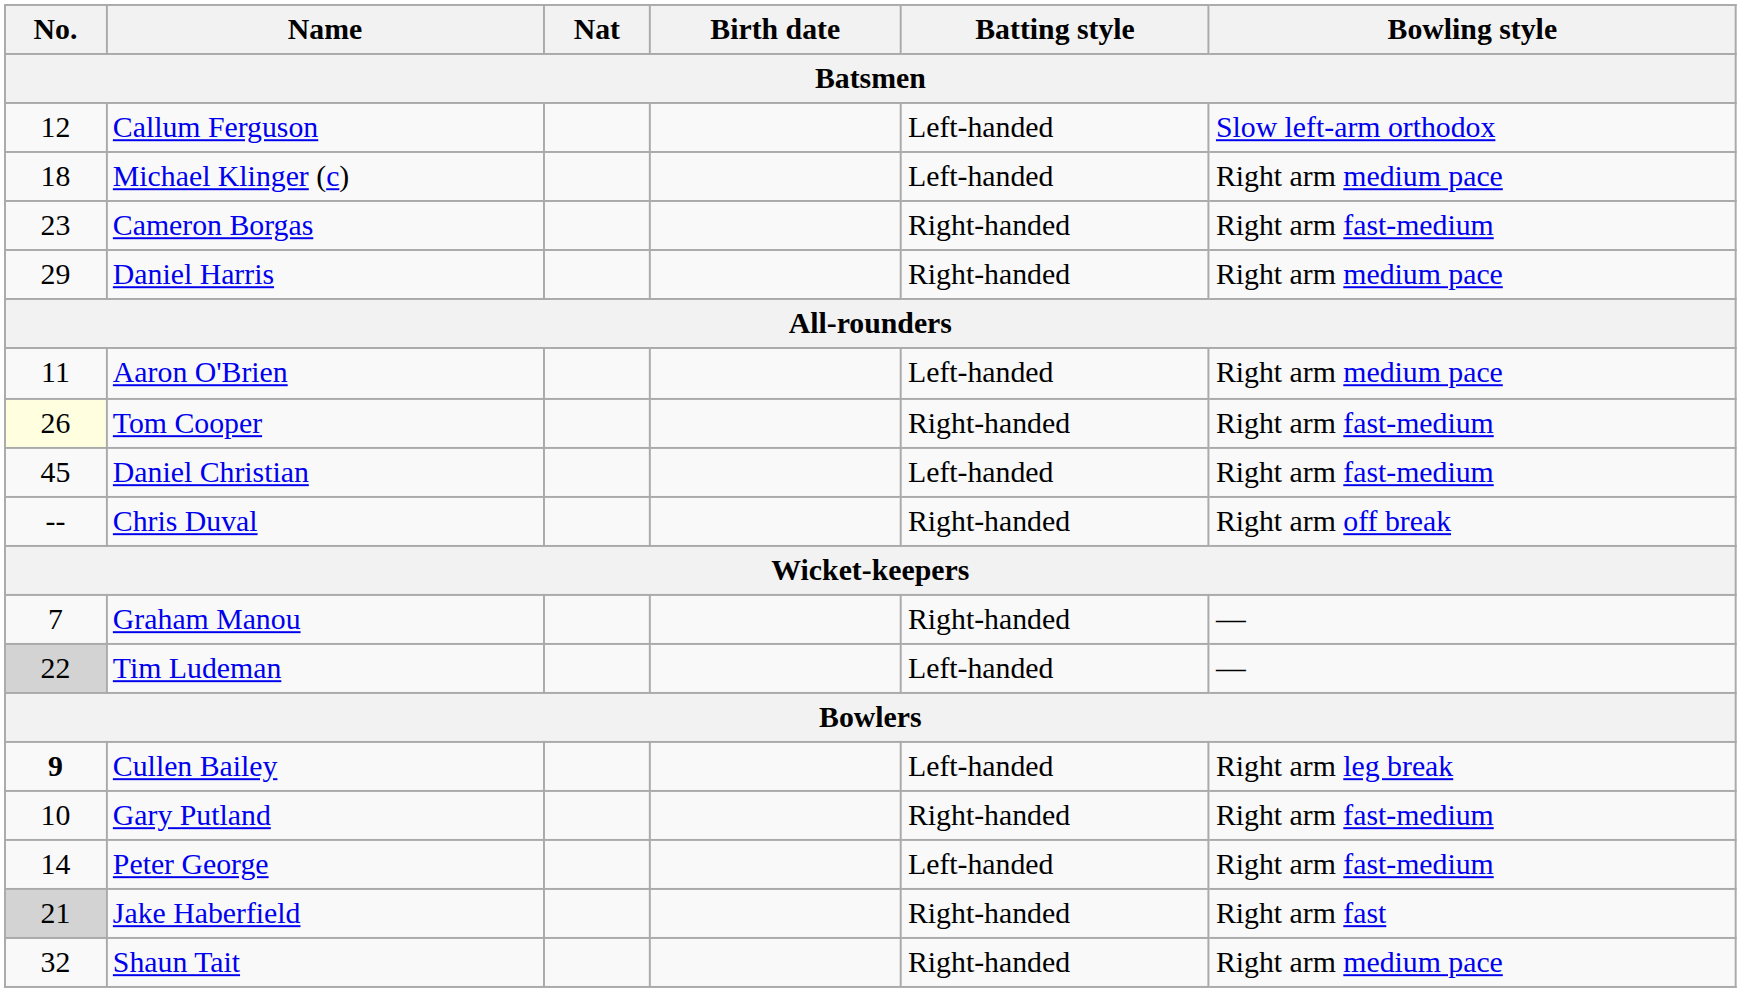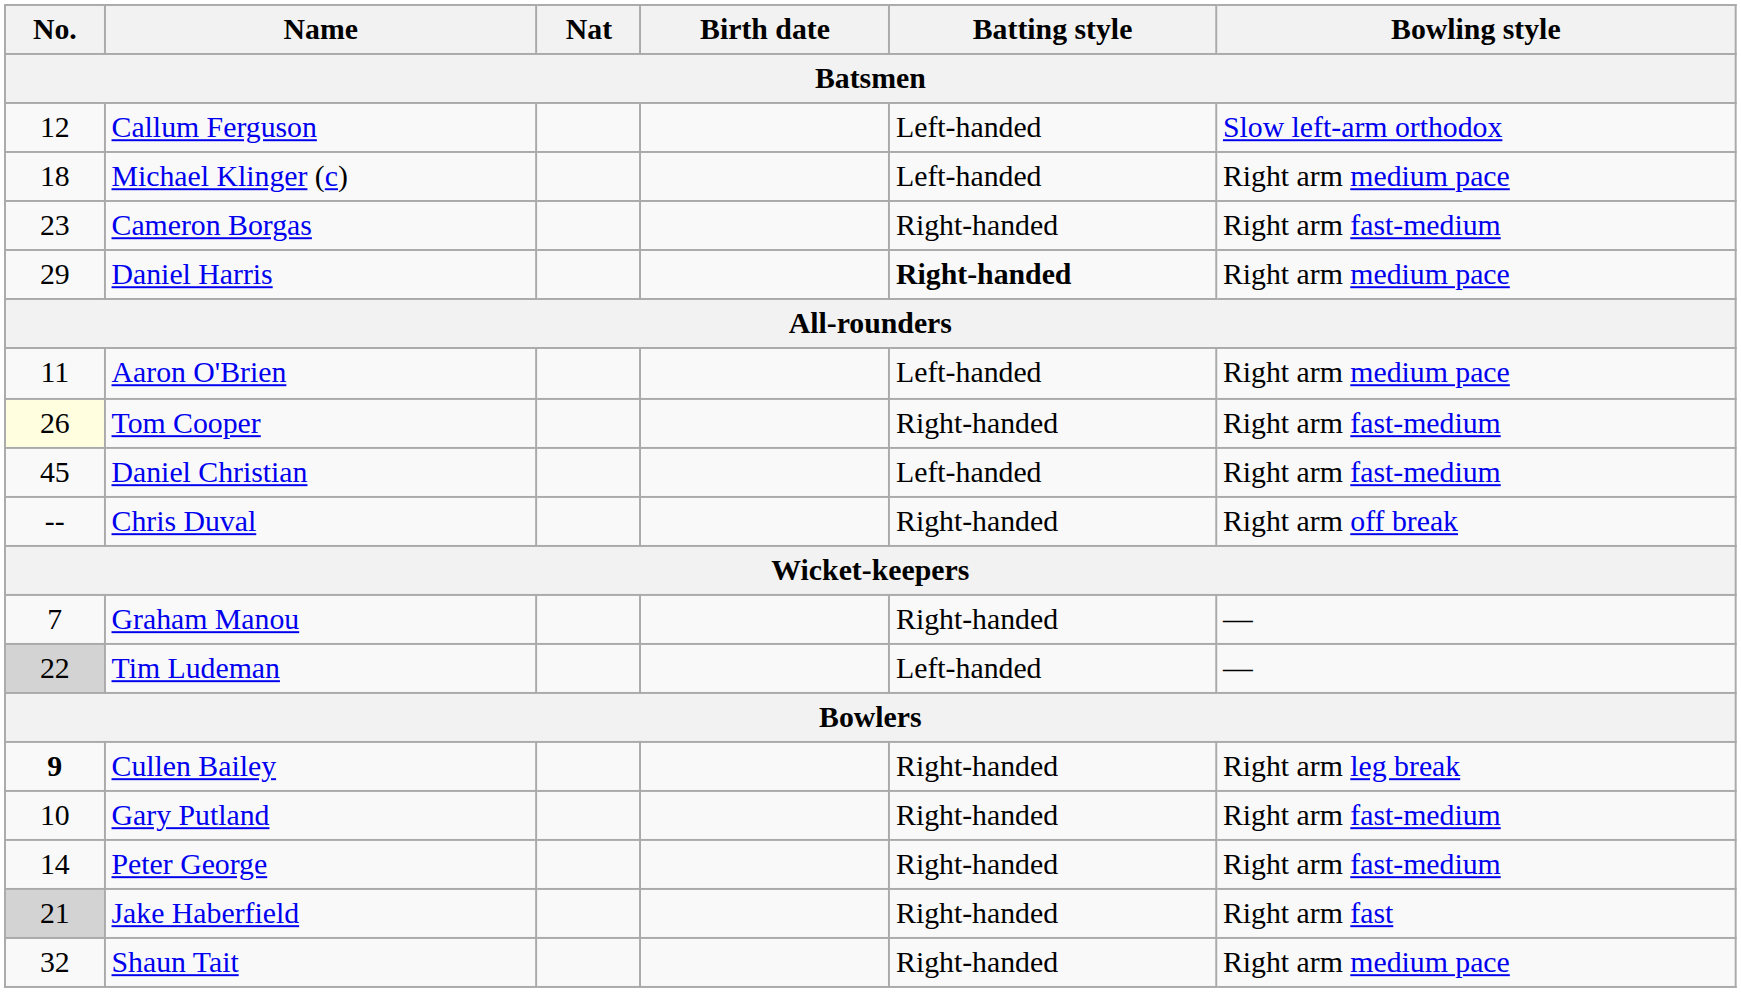(989, 274) normal -> (984, 274) bold
(981, 766) Left-handed -> (977, 766) Right-handed
(981, 864) Left-handed -> (977, 864) Right-handed
